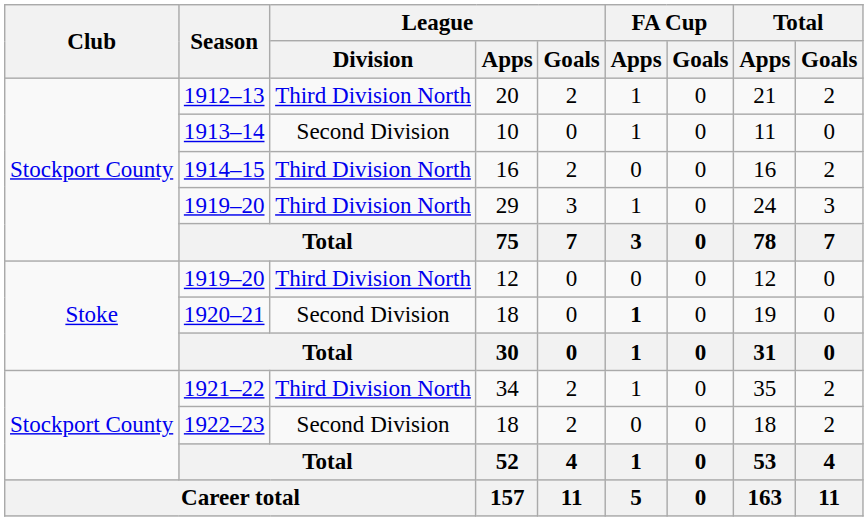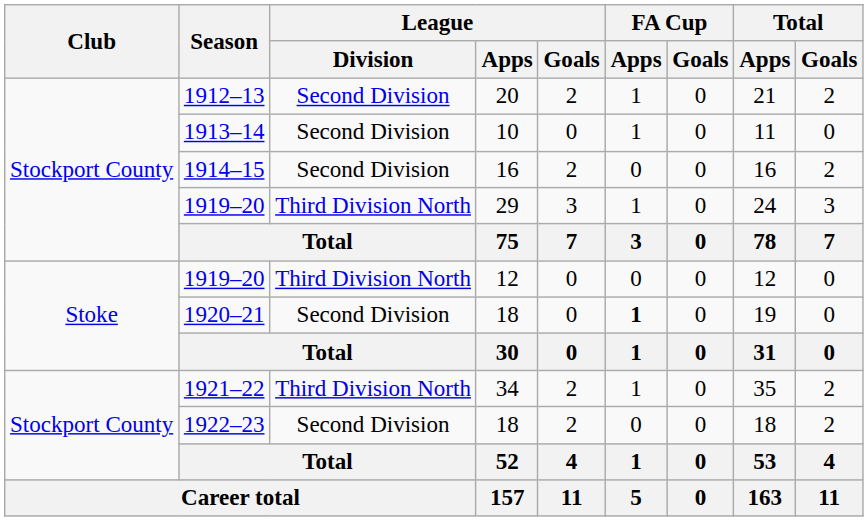(373, 95) Third Division North -> (373, 95) Second Division
(373, 168) Third Division North -> (373, 168) Second Division
